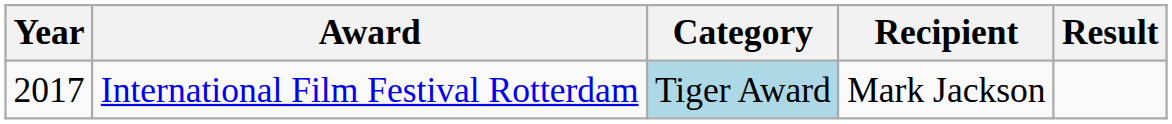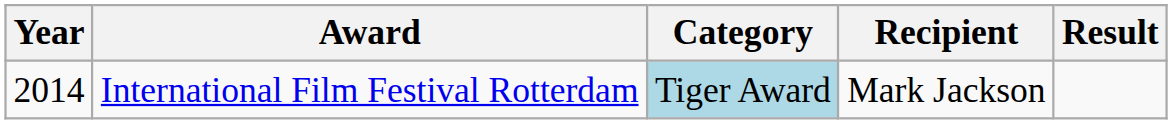(49, 88) 2017 -> (49, 88) 2014
